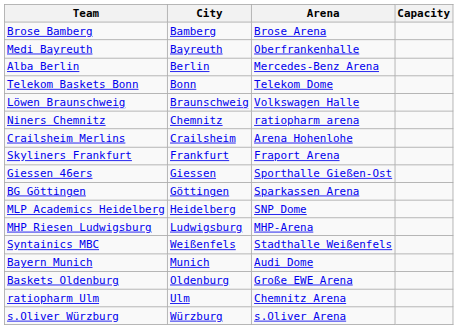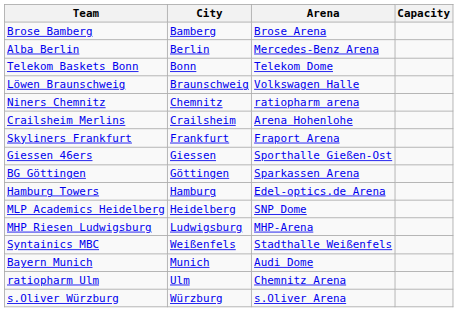- row: (50, 49)
+ row: (53, 191)
- row: (63, 280)
